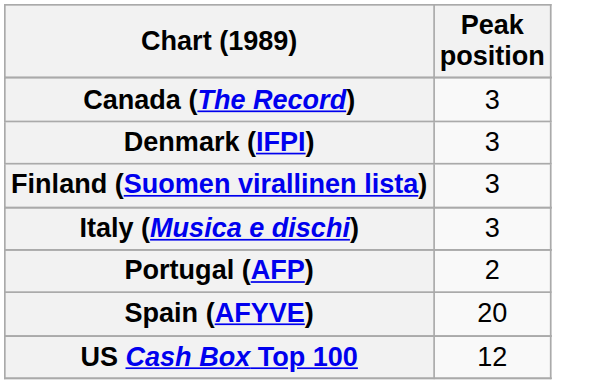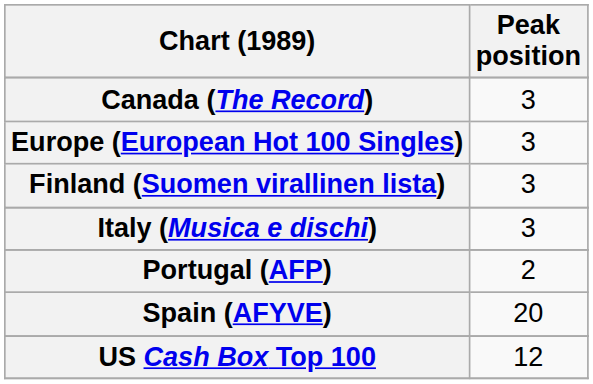- row: (219, 142)
+ row: (237, 142)
